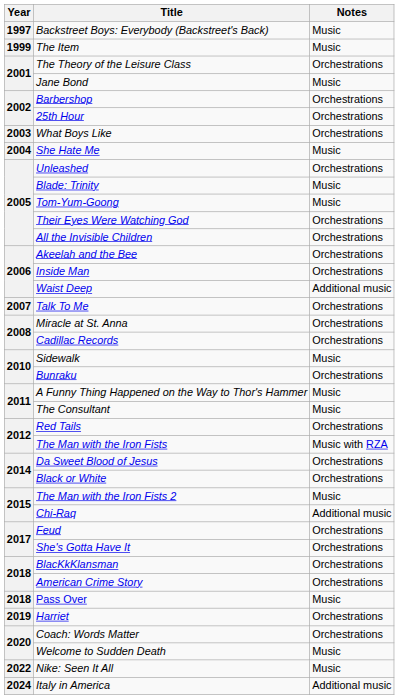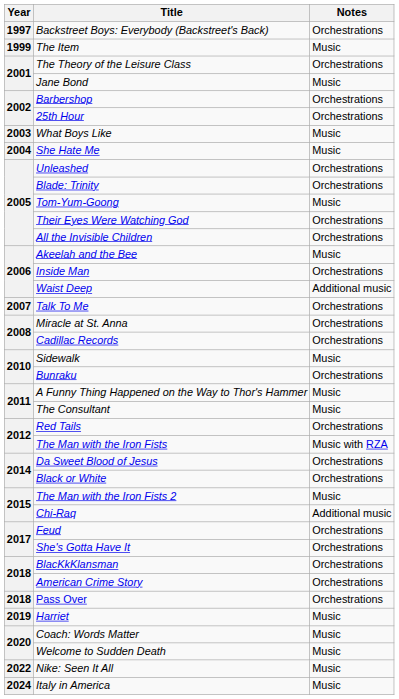(326, 30) Music -> (348, 30) Orchestrations
(348, 133) Orchestrations -> (326, 133) Music
(326, 185) Music -> (348, 185) Orchestrations
(348, 254) Orchestrations -> (326, 254) Music
(326, 599) Music -> (348, 599) Orchestrations
(348, 617) Orchestrations -> (326, 617) Music
(348, 634) Orchestrations -> (326, 634) Music
(352, 686) Additional music -> (326, 686) Music
